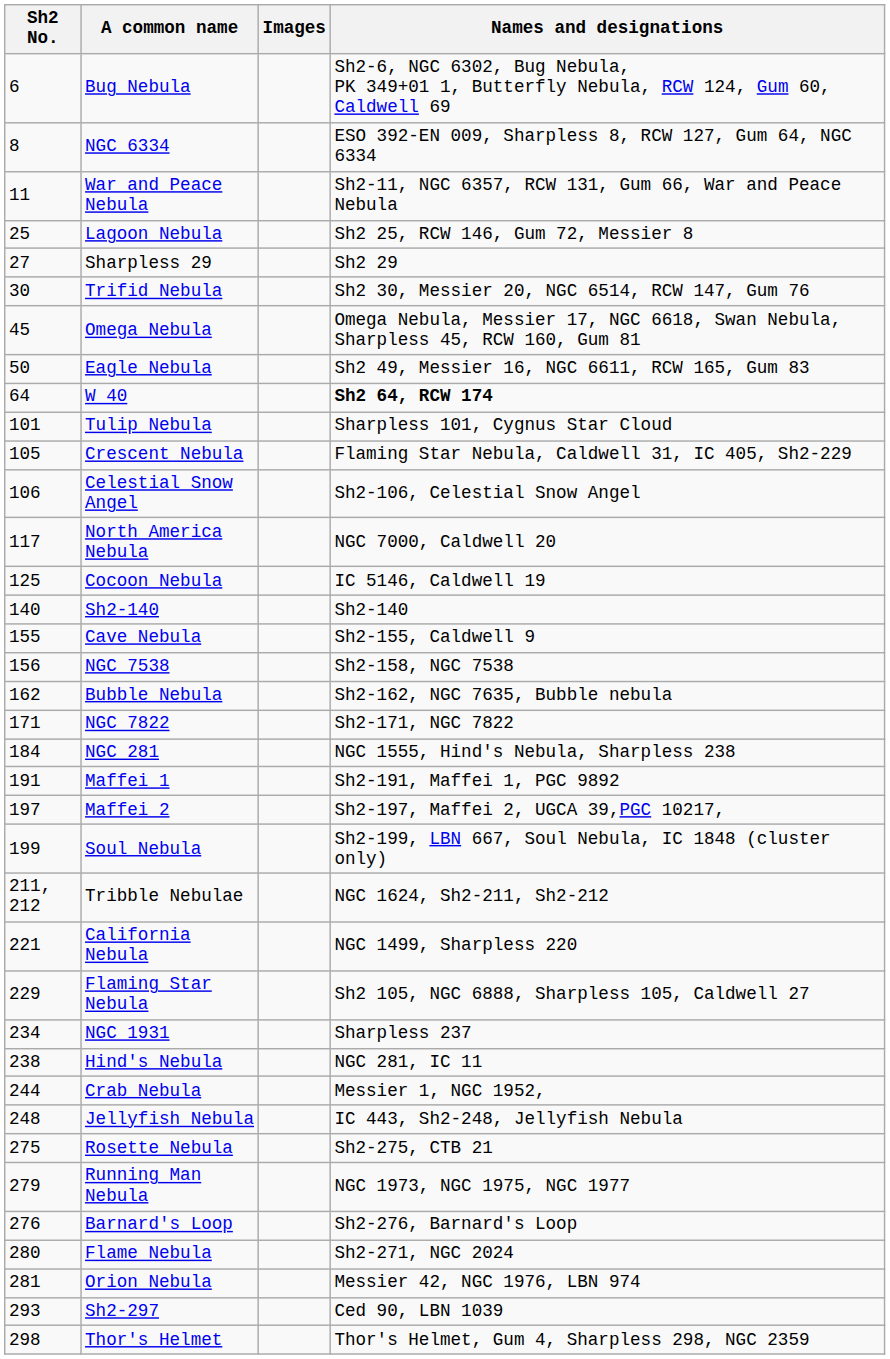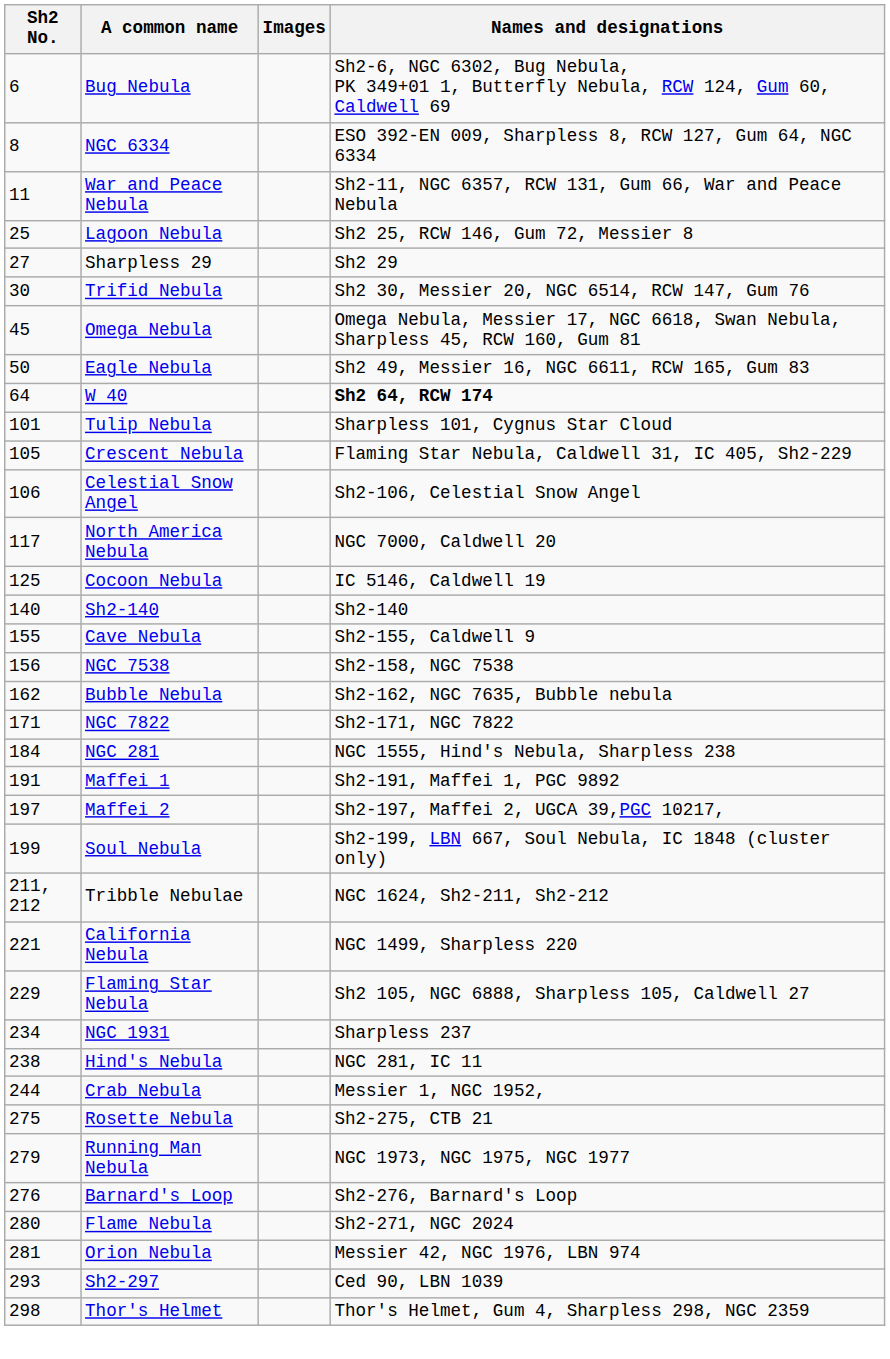- row: (170, 1120)
